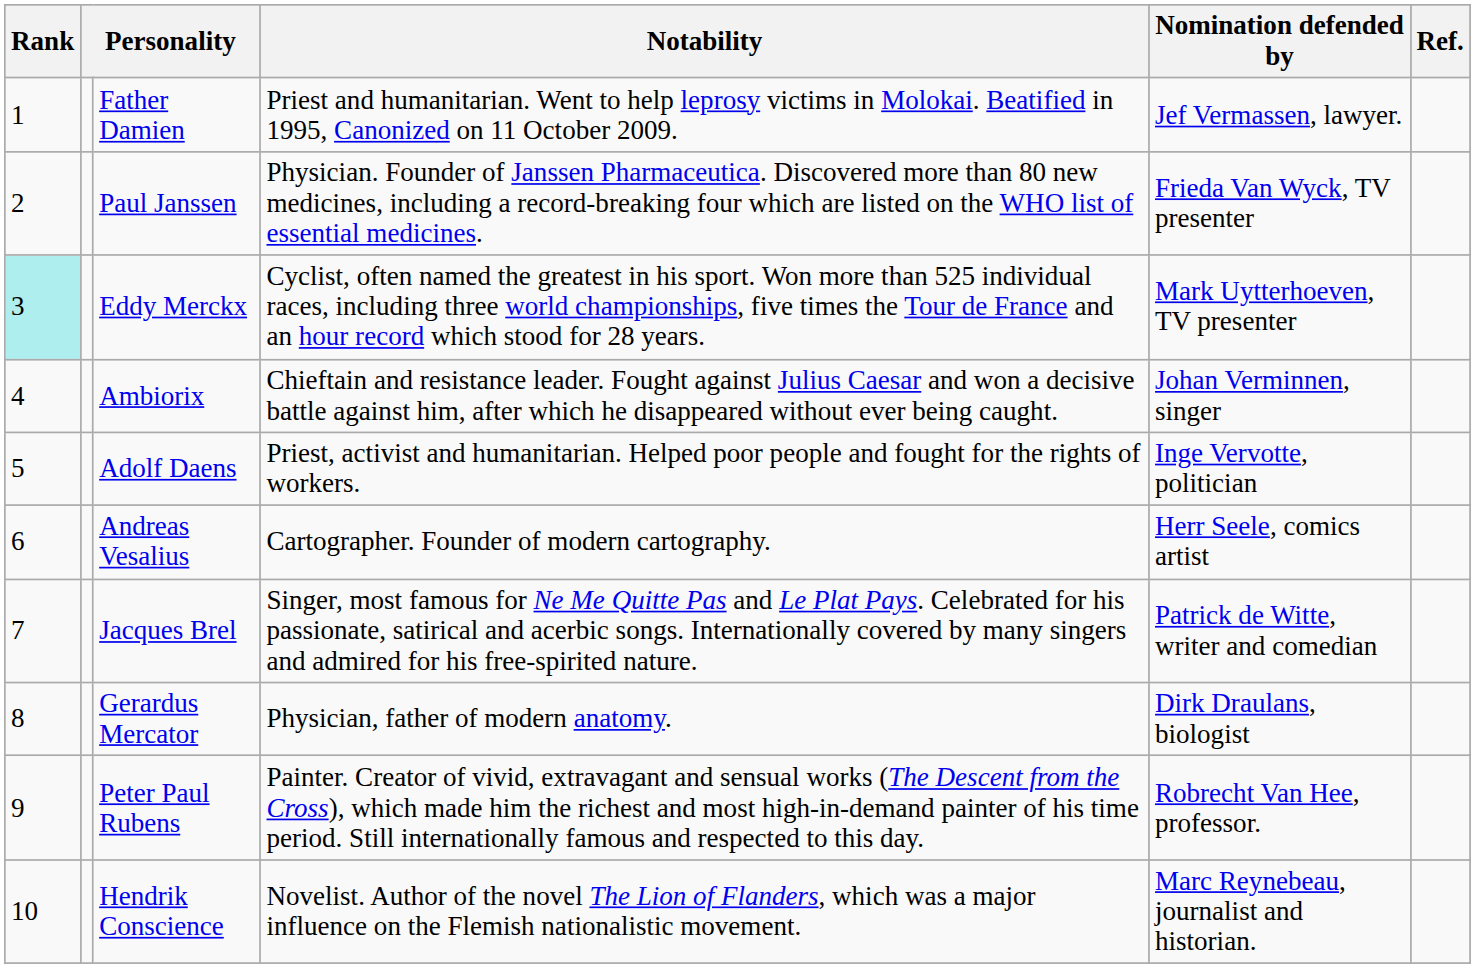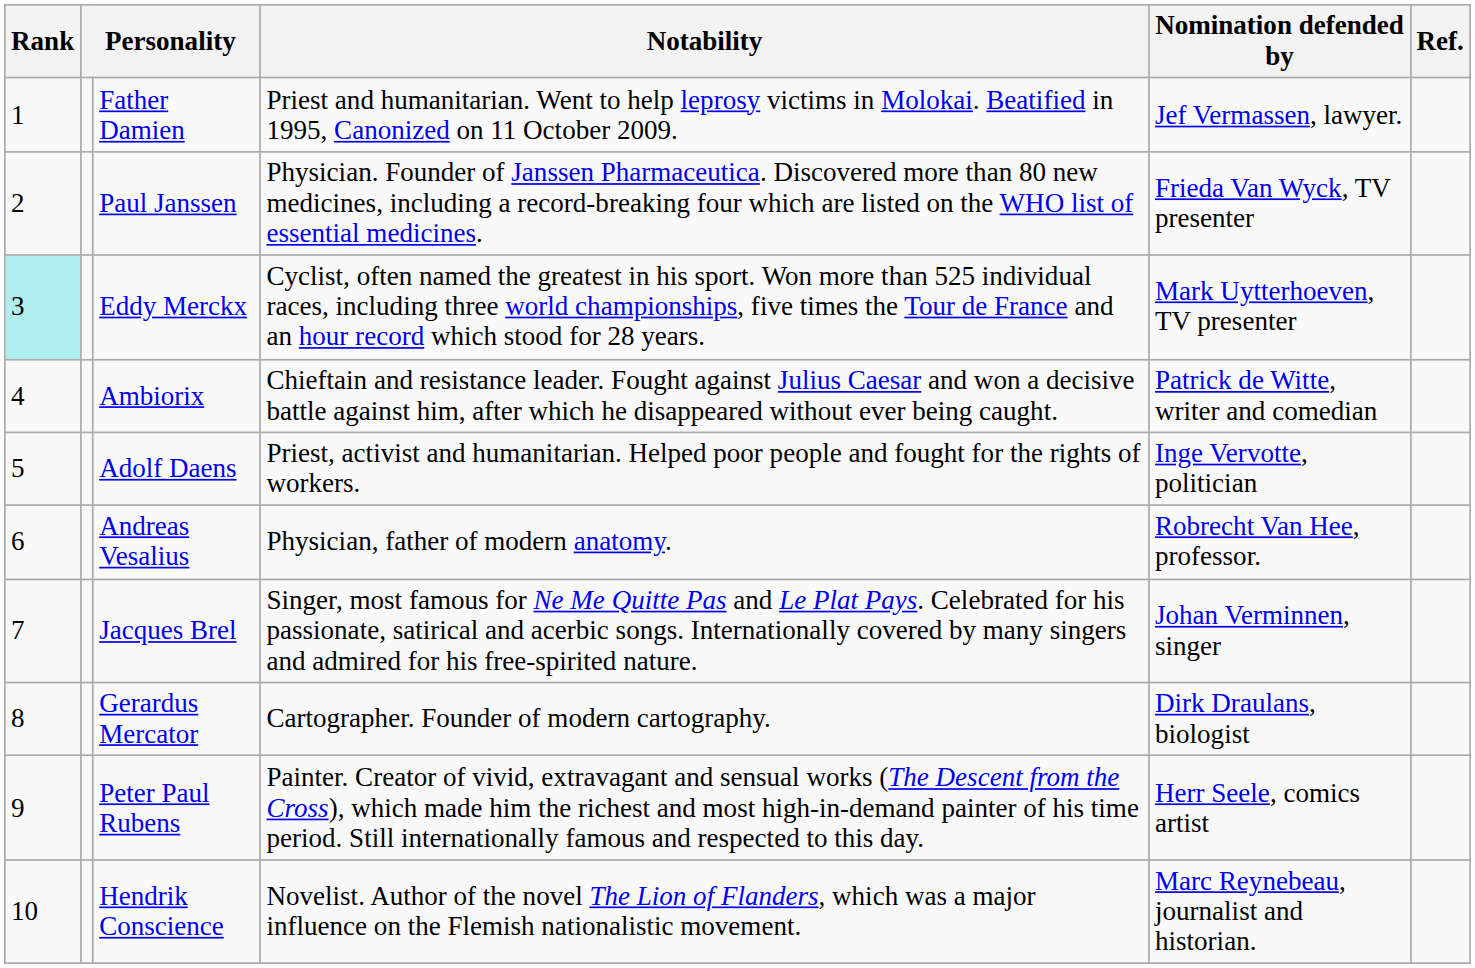(1252, 395) Johan Verminnen, singer -> (1266, 395) Patrick de Witte, writer and comedian
(519, 541) Cartographer. Founder of modern cartography. -> (469, 541) Physician, father of modern anatomy.
(1258, 541) Herr Seele, comics artist -> (1257, 541) Robrecht Van Hee, professor.
(1266, 630) Patrick de Witte, writer and comedian -> (1252, 630) Johan Verminnen, singer
(469, 718) Physician, father of modern anatomy. -> (519, 718) Cartographer. Founder of modern cartography.
(1257, 807) Robrecht Van Hee, professor. -> (1258, 807) Herr Seele, comics artist
